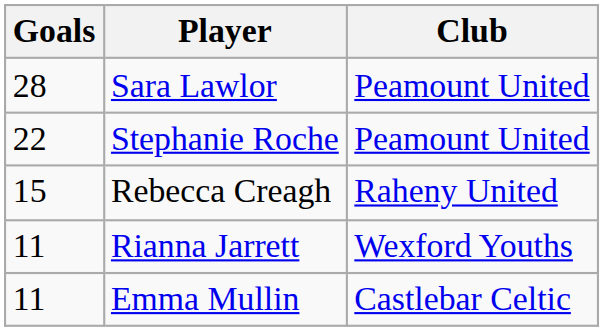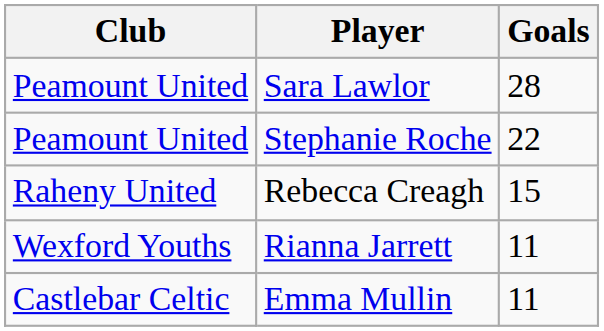columns swapped: (54, 31) <-> (472, 31)
